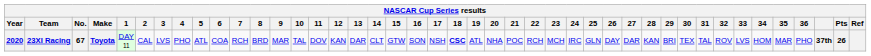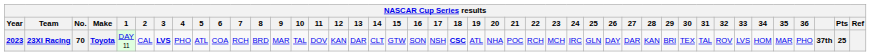(15, 40) 2020 -> (15, 40) 2023
(80, 40) 67 -> (80, 40) 70
(163, 40) normal -> (163, 40) bold
(842, 40) 26 -> (842, 40) 25
